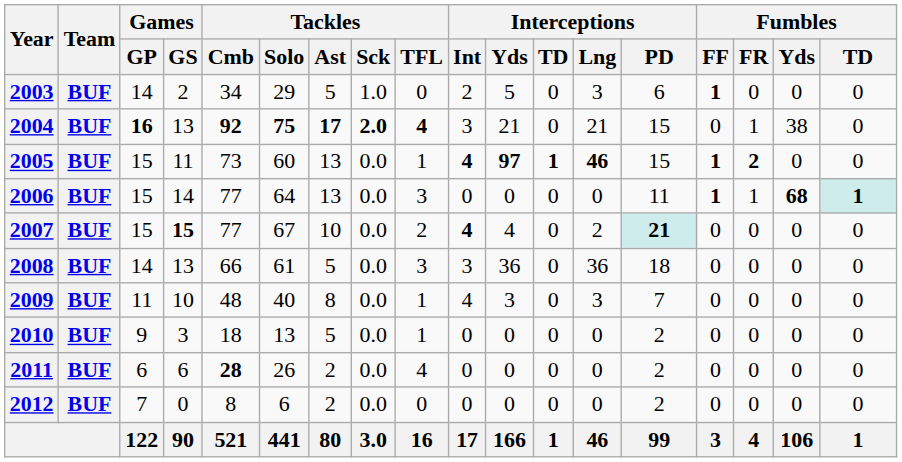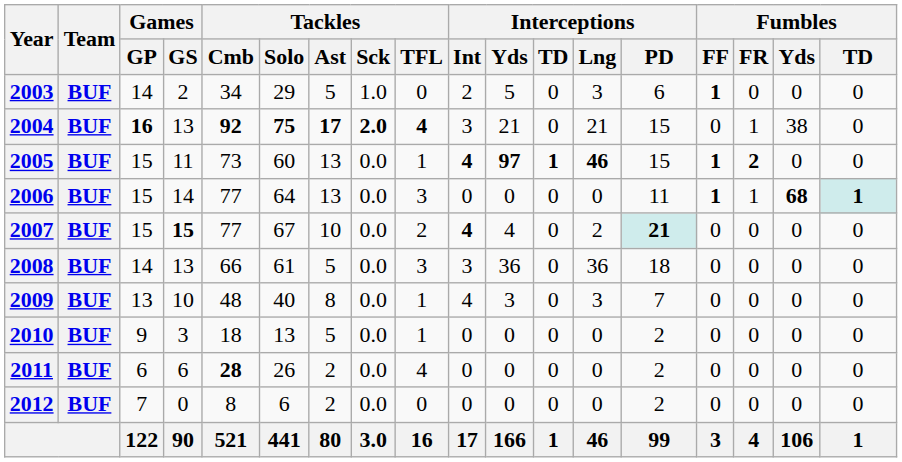(142, 299) 11 -> (142, 299) 13
